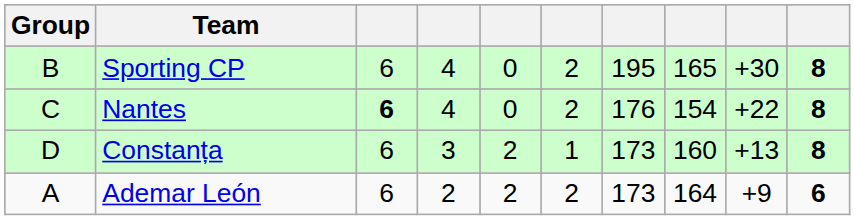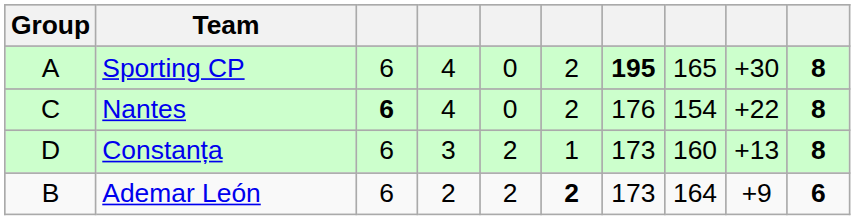(50, 67) B -> (50, 67) A
(633, 67) normal -> (633, 67) bold
(50, 192) A -> (50, 192) B
(572, 192) normal -> (572, 192) bold
